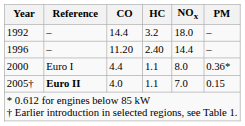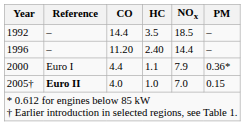(152, 32) 3.2 -> (152, 32) 3.5
(184, 32) 18.0 -> (184, 32) 18.5
(181, 66) 8.0 -> (181, 66) 7.9
(152, 83) 1.1 -> (152, 83) 1.0
